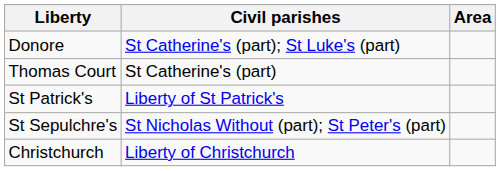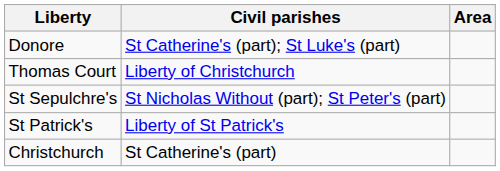(201, 71) St Catherine's (part) -> (210, 71) Liberty of Christchurch
rows swapped: (63, 125) <-> (51, 98)
(210, 152) Liberty of Christchurch -> (201, 152) St Catherine's (part)
